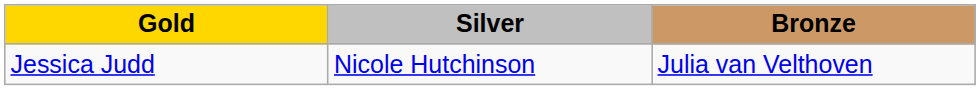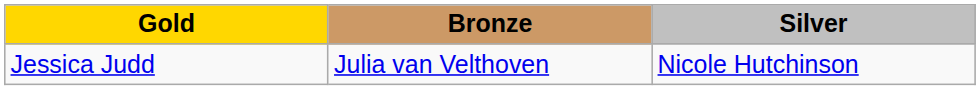columns swapped: (490, 24) <-> (814, 24)
